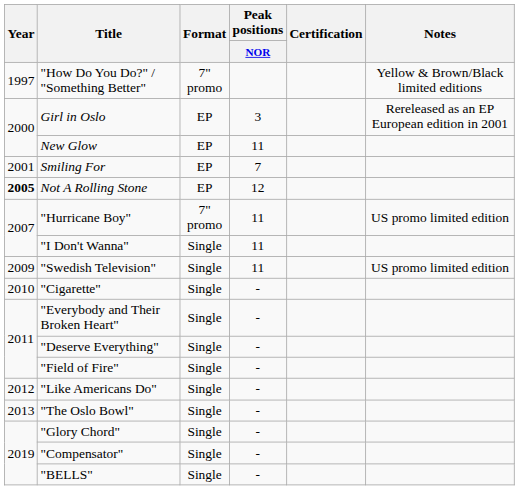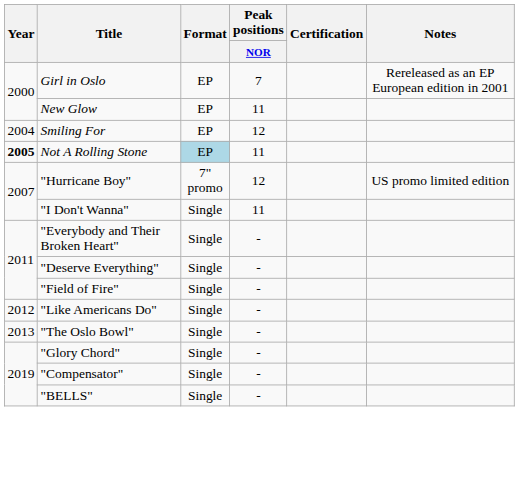- row: (98, 80)
(258, 116) 3 -> (258, 80) 7
(21, 167) 2001 -> (21, 130) 2004
(258, 167) 7 -> (258, 130) 12
(205, 188) no background -> (205, 151) lightblue background
(258, 188) 12 -> (258, 151) 11
(258, 217) 11 -> (258, 180) 12
- row: (98, 267)
- row: (71, 288)
